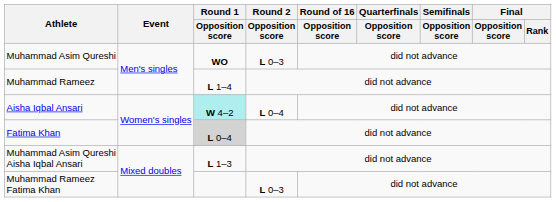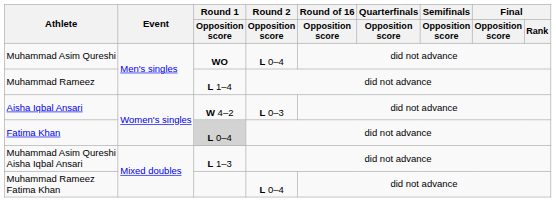(272, 62) L 0–3 -> (272, 62) L 0–4
(220, 113) paleturquoise background -> (220, 113) no background
(272, 113) L 0–4 -> (272, 113) L 0–3
(272, 190) L 0–3 -> (272, 190) L 0–4
